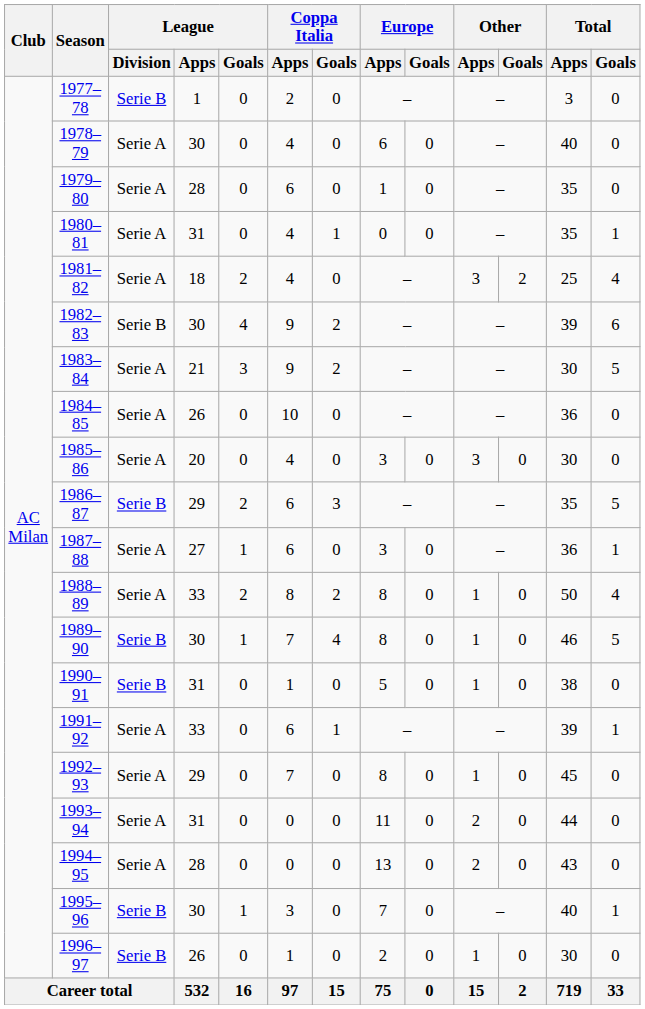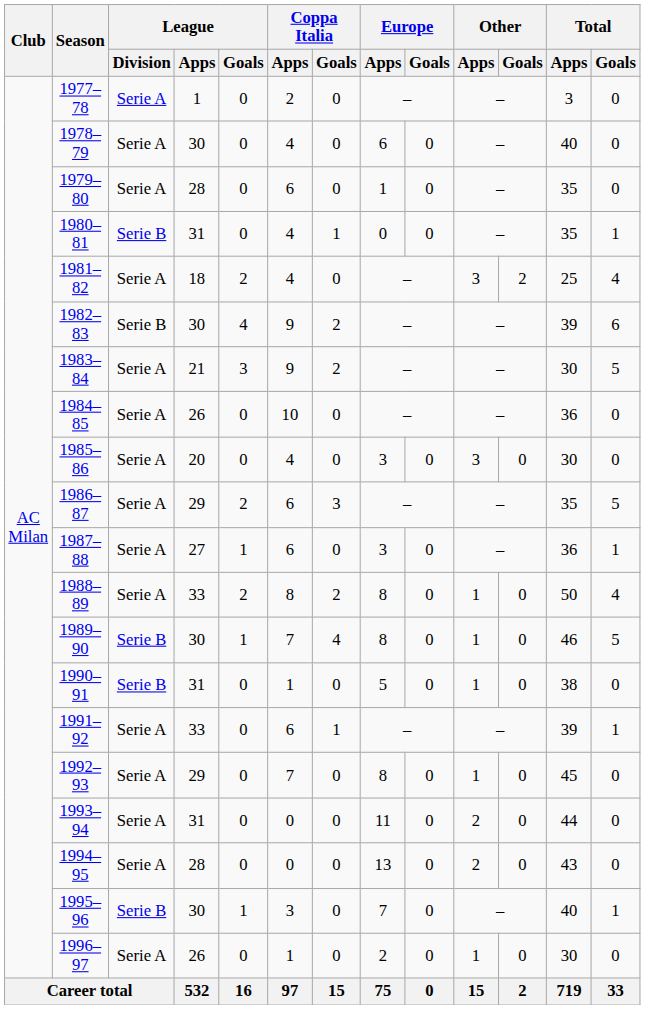(142, 98) Serie B -> (142, 98) Serie A
(142, 233) Serie A -> (142, 233) Serie B
(142, 504) Serie B -> (142, 504) Serie A
(142, 955) Serie B -> (142, 955) Serie A
